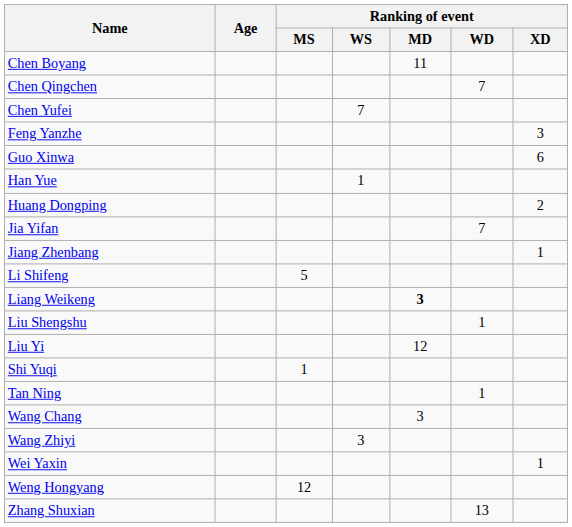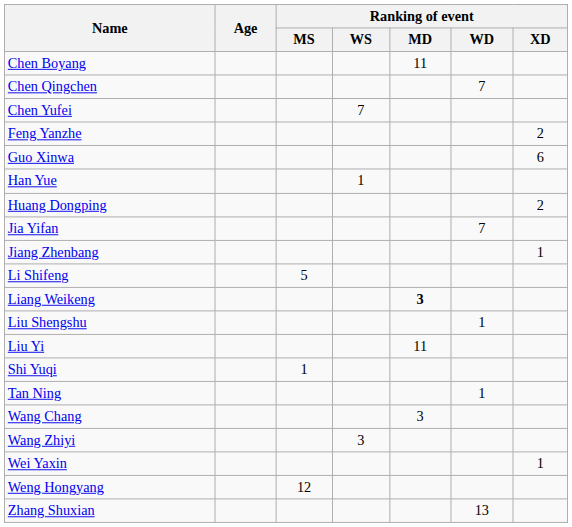(540, 134) 3 -> (540, 134) 2
(420, 346) 12 -> (420, 346) 11
